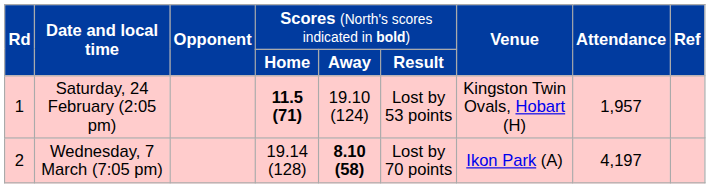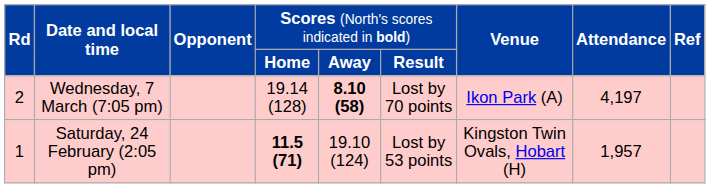rows swapped: (19, 107) <-> (19, 161)
